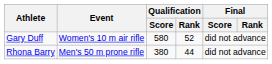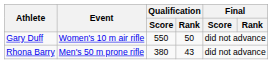(161, 39) 580 -> (161, 39) 550
(189, 39) 52 -> (189, 39) 50
(189, 52) 44 -> (189, 52) 43
